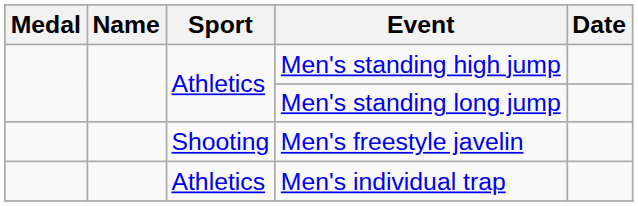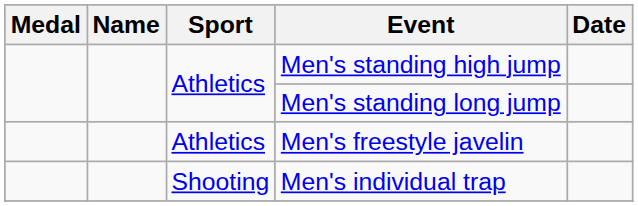(220, 142) Shooting -> (218, 142) Athletics
(218, 181) Athletics -> (220, 181) Shooting
